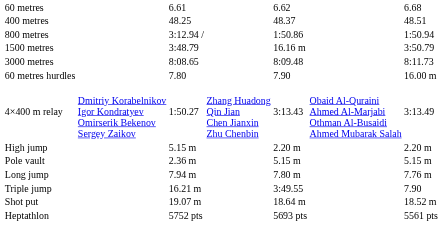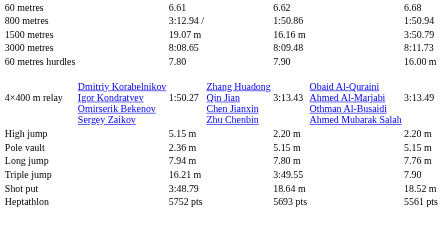- row: (27, 21)
(184, 48) 3:48.79 -> (185, 34) 19.07 m
(185, 202) 19.07 m -> (184, 188) 3:48.79
